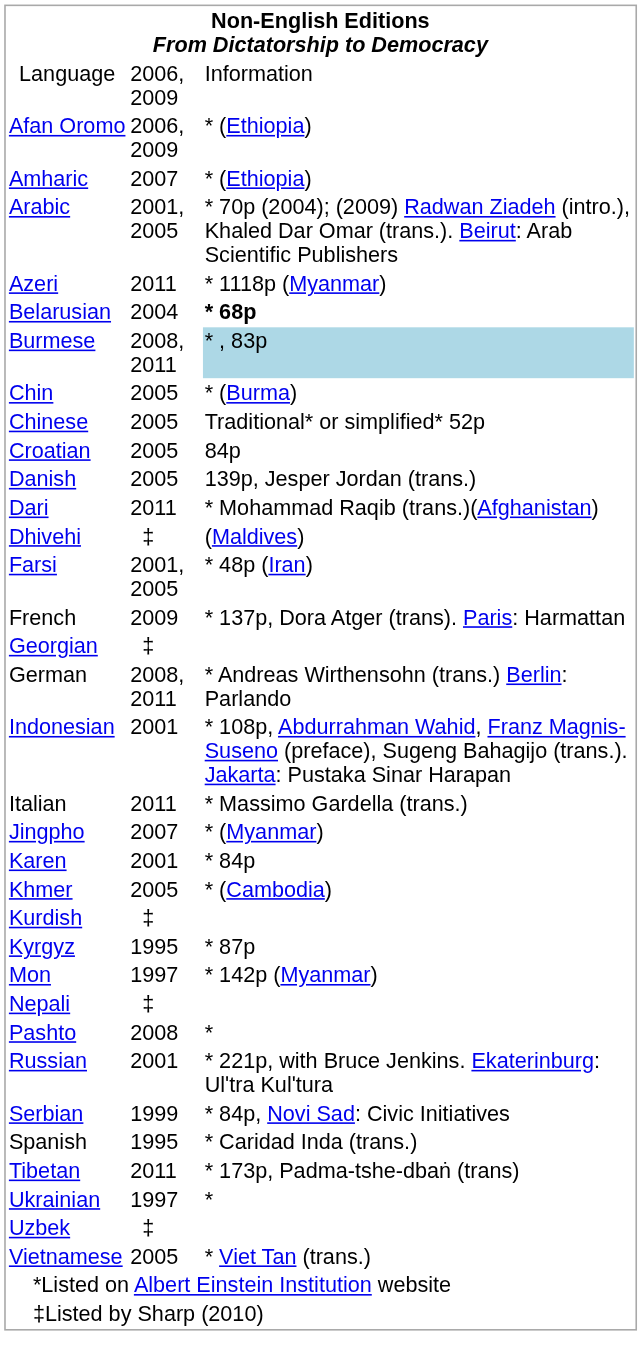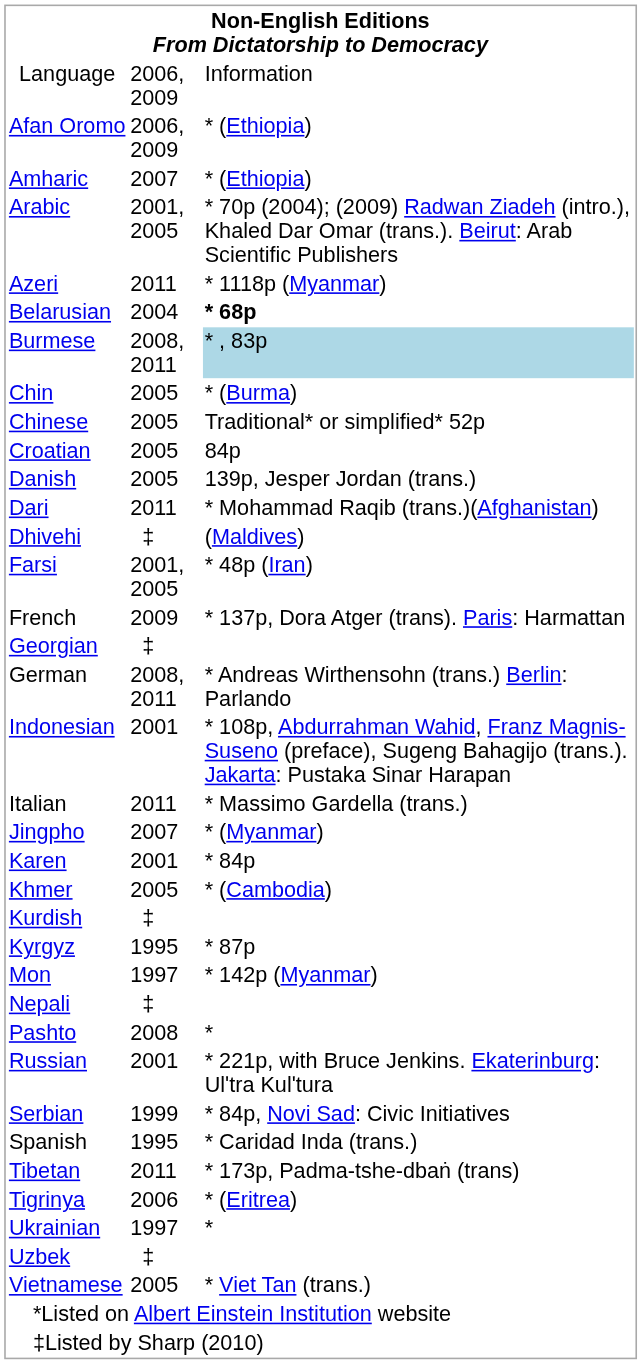+ row: (47, 1200)
